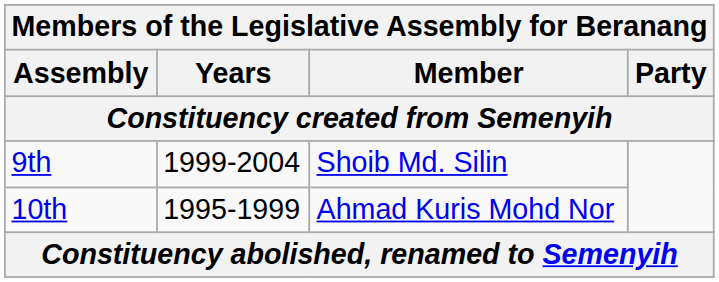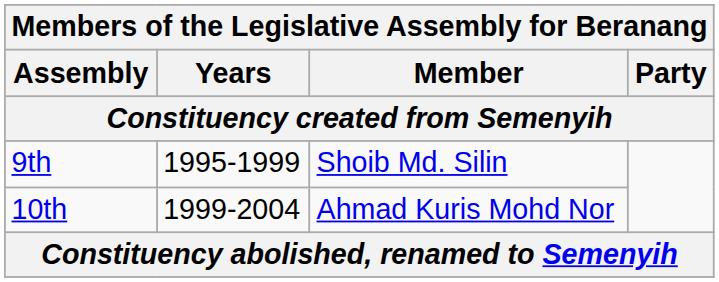(232, 163) 1999-2004 -> (232, 163) 1995-1999
(232, 208) 1995-1999 -> (232, 208) 1999-2004
